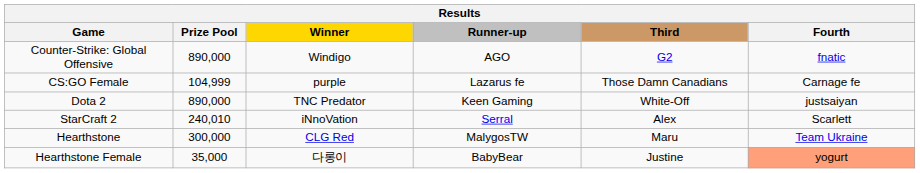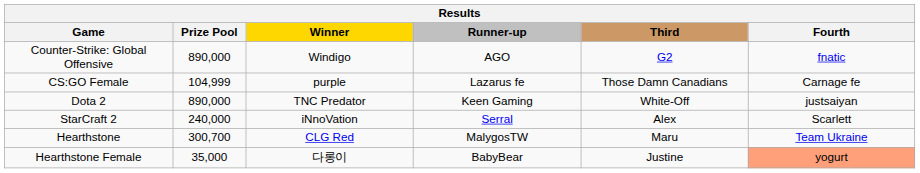(209, 119) 240,010 -> (209, 119) 240,000
(209, 138) 300,000 -> (209, 138) 300,700
